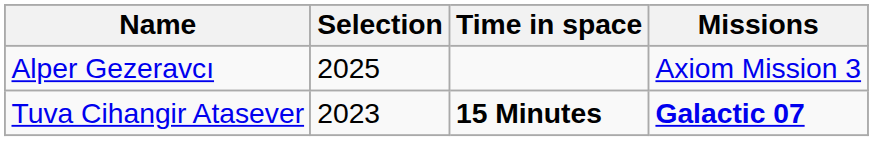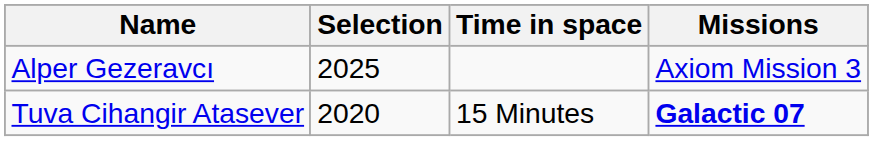(349, 112) 2023 -> (349, 112) 2020
(529, 112) bold -> (525, 112) normal
